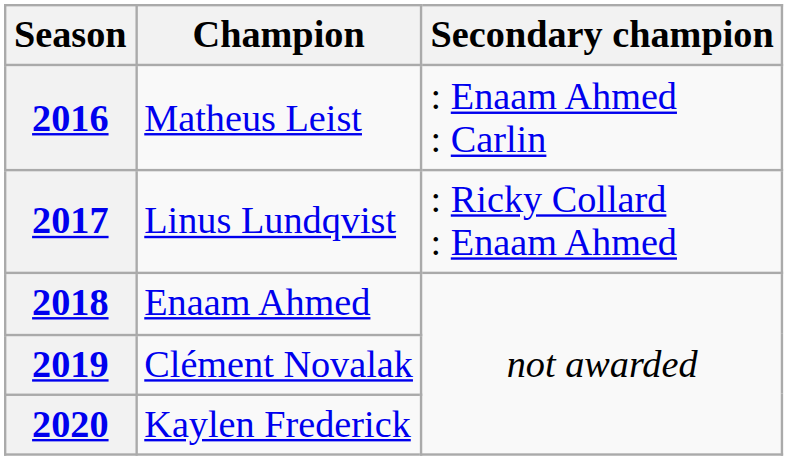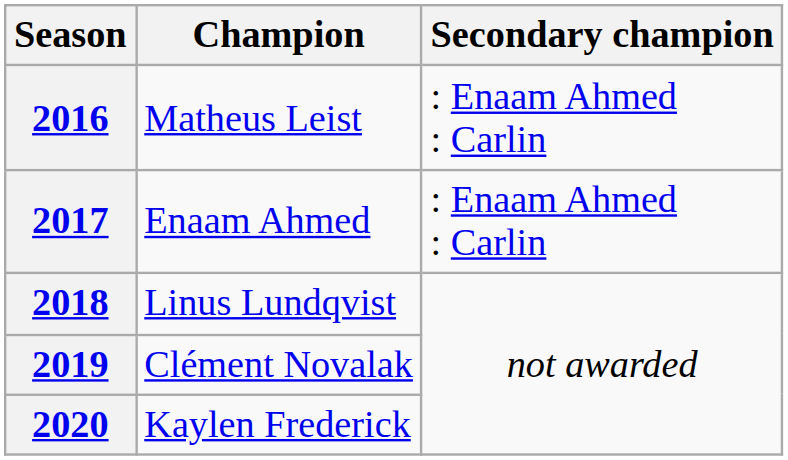(270, 220) Linus Lundqvist -> (257, 220) Enaam Ahmed
(554, 220) : Ricky Collard : Enaam Ahmed -> (554, 220) : Enaam Ahmed : Carlin
(257, 302) Enaam Ahmed -> (270, 302) Linus Lundqvist
